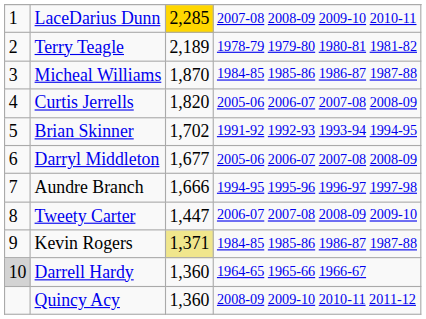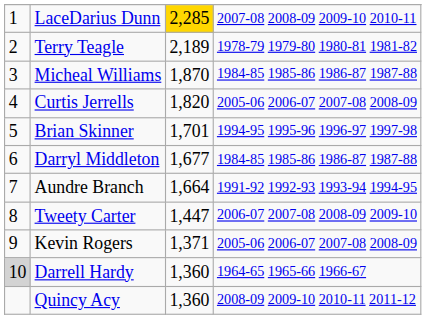(189, 131) 1,702 -> (189, 131) 1,701
(317, 131) 1991-92 1992-93 1993-94 1994-95 -> (317, 131) 1994-95 1995-96 1996-97 1997-98
(317, 159) 2005-06 2006-07 2007-08 2008-09 -> (317, 159) 1984-85 1985-86 1986-87 1987-88
(189, 187) 1,666 -> (189, 187) 1,664
(317, 187) 1994-95 1995-96 1996-97 1997-98 -> (317, 187) 1991-92 1992-93 1993-94 1994-95
(189, 243) khaki background -> (189, 243) no background
(317, 243) 1984-85 1985-86 1986-87 1987-88 -> (317, 243) 2005-06 2006-07 2007-08 2008-09
